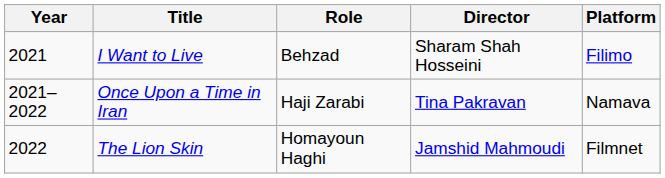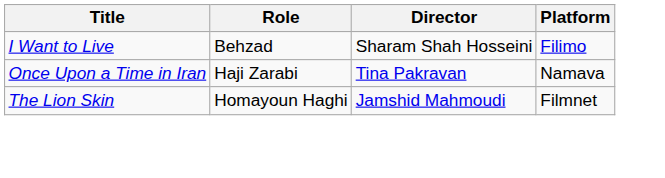- column: (49, 18)
